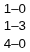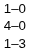rows swapped: (15, 43) <-> (15, 26)
